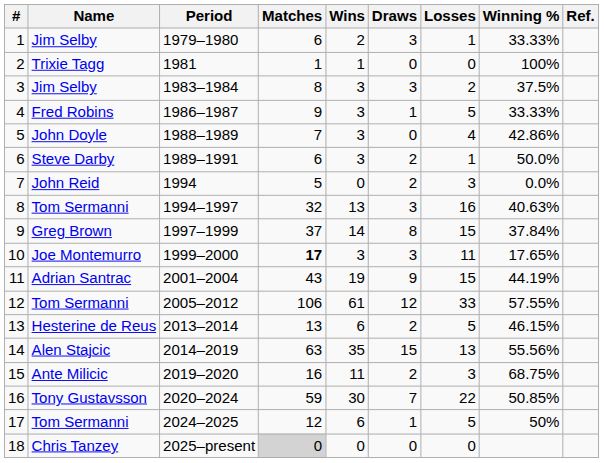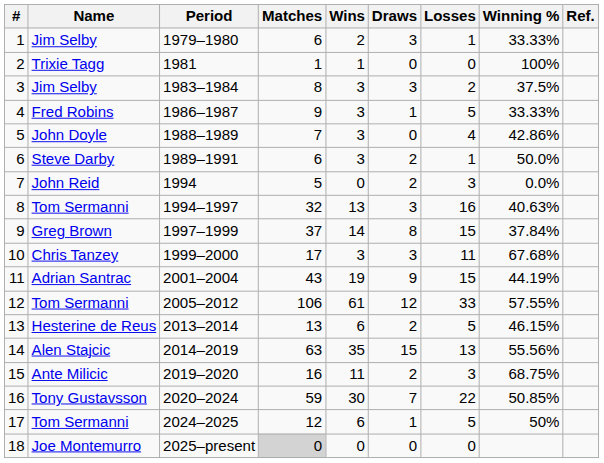(86, 254) Joe Montemurro -> (75, 254) Chris Tanzey
(314, 254) bold -> (314, 254) normal
(534, 254) 17.65% -> (534, 254) 67.68%
(75, 445) Chris Tanzey -> (86, 445) Joe Montemurro
